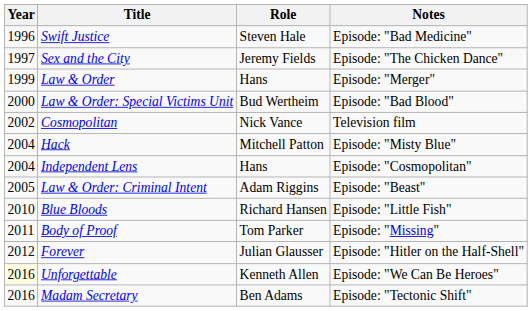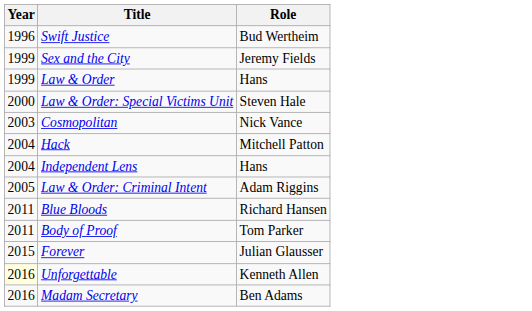- column: (429, 15)
(273, 36) Steven Hale -> (279, 36) Bud Wertheim
(21, 58) 1997 -> (21, 58) 1999
(279, 101) Bud Wertheim -> (273, 101) Steven Hale
(21, 123) 2002 -> (21, 123) 2003
(21, 209) 2010 -> (21, 209) 2011
(21, 252) 2012 -> (21, 252) 2015
